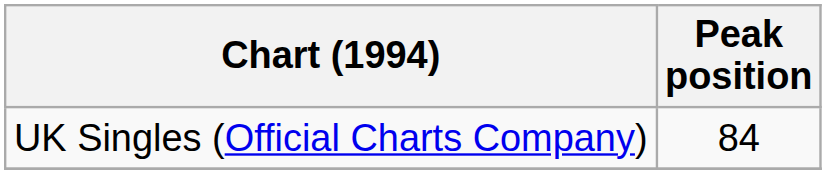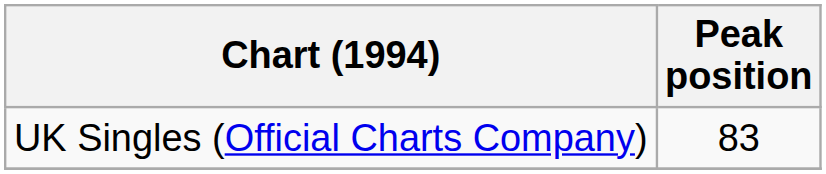(739, 137) 84 -> (739, 137) 83
